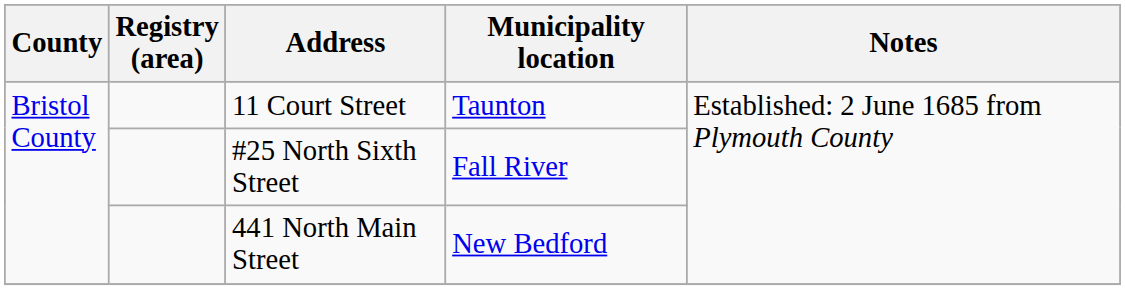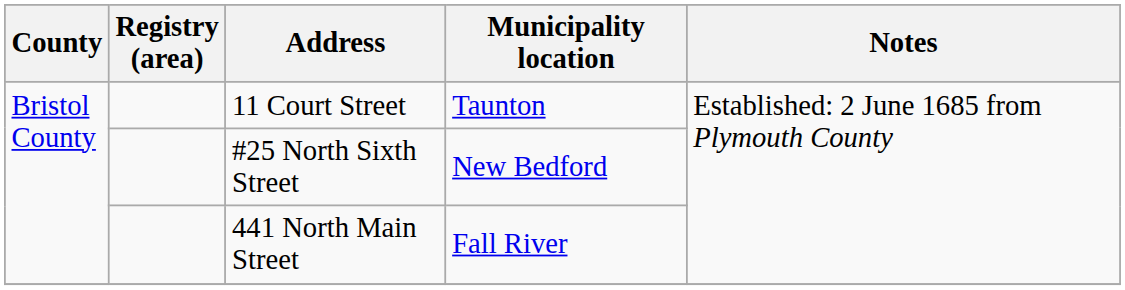(510, 166) Fall River -> (530, 166) New Bedford
(530, 244) New Bedford -> (510, 244) Fall River
